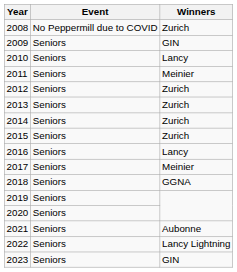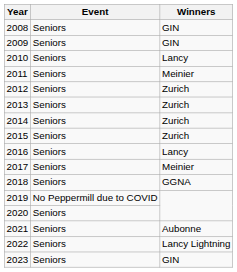(95, 27) No Peppermill due to COVID -> (49, 27) Seniors
(176, 27) Zurich -> (171, 27) GIN
(49, 197) Seniors -> (95, 197) No Peppermill due to COVID
